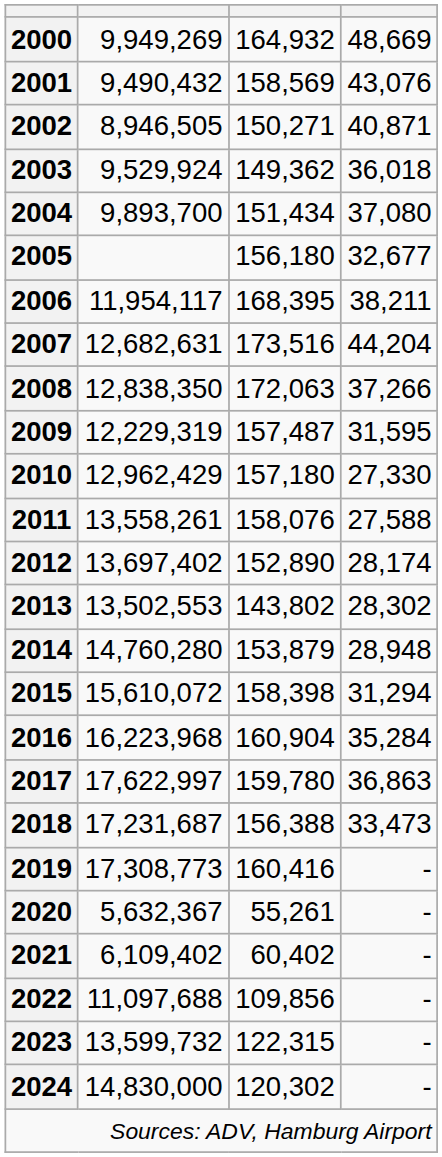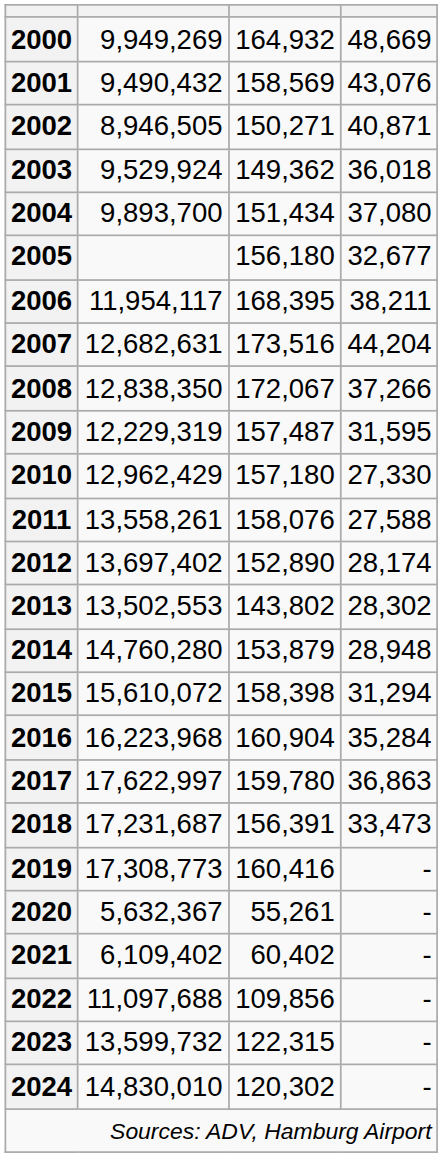(285, 388) 172,063 -> (285, 388) 172,067
(285, 824) 156,388 -> (285, 824) 156,391
(154, 1086) 14,830,000 -> (154, 1086) 14,830,010
